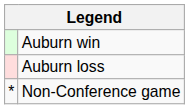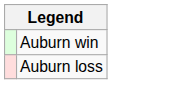- row: (101, 92)
